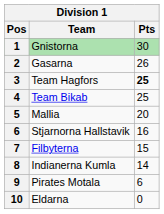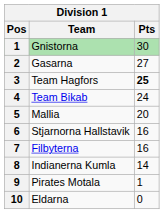(143, 64) 26 -> (143, 64) 27
(143, 98) 25 -> (143, 98) 24
(143, 149) 15 -> (143, 149) 16
(140, 183) 6 -> (140, 183) 1
